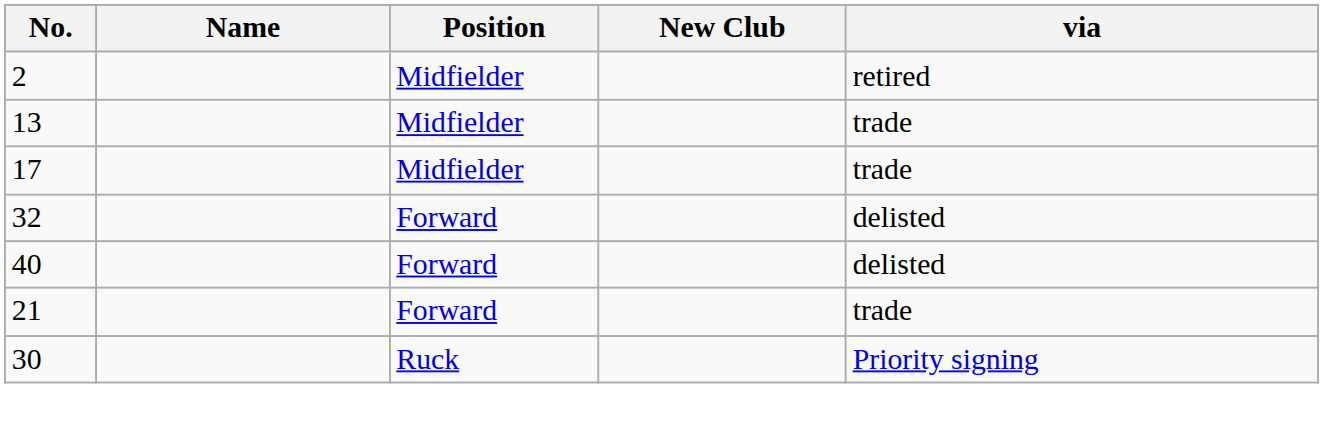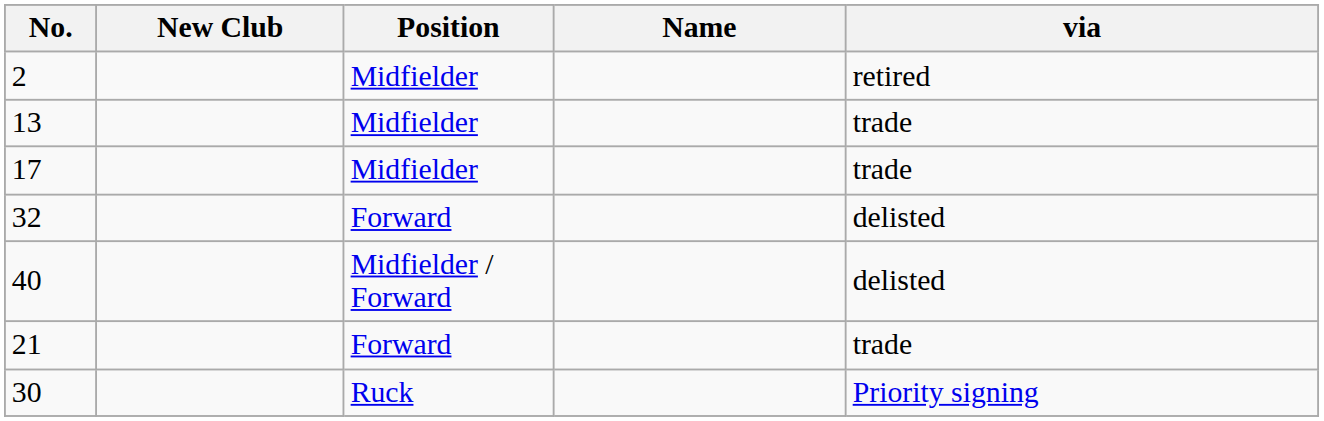columns swapped: (243, 28) <-> (722, 28)
(447, 264) Forward -> (422, 280) Midfielder / Forward
